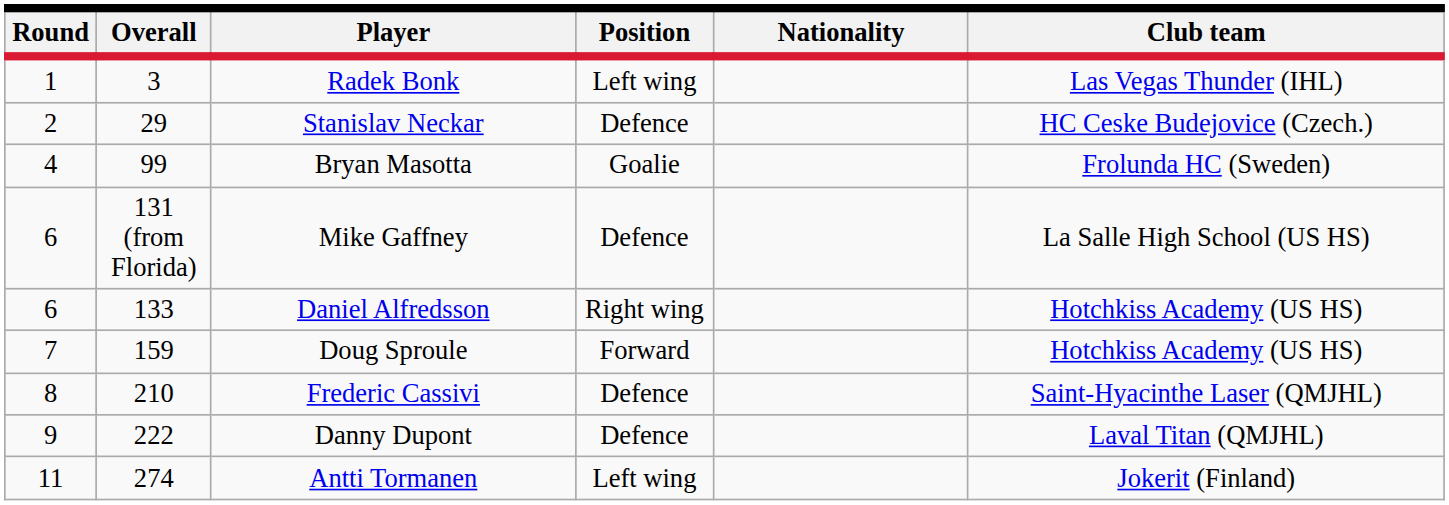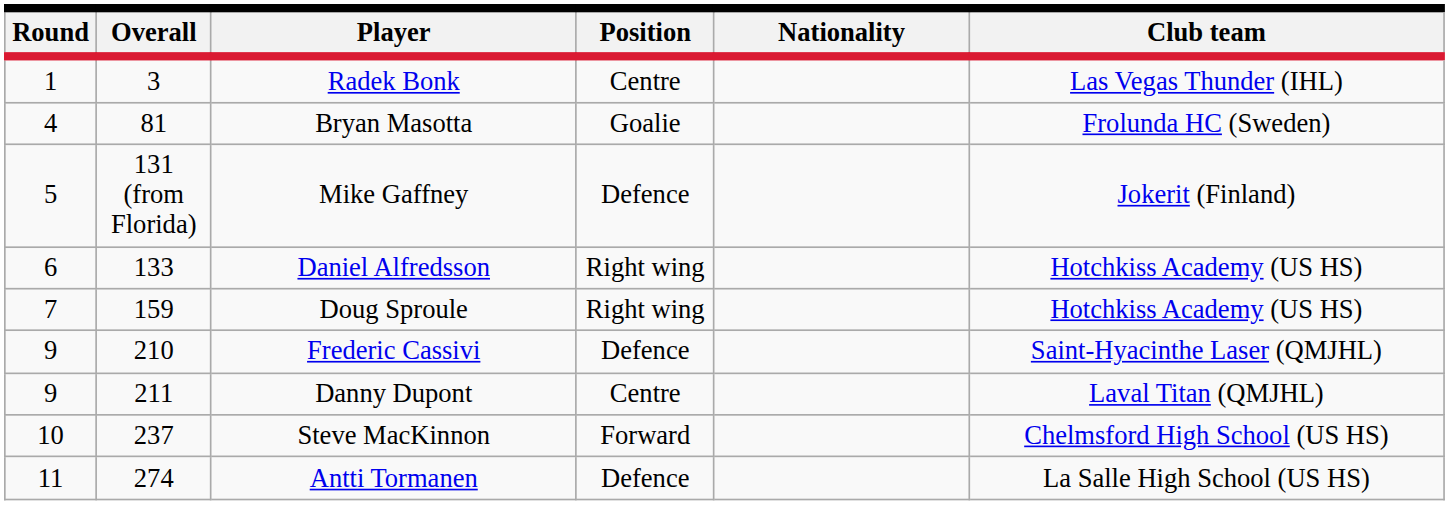(644, 80) Left wing -> (645, 80) Centre
- row: (393, 123)
(154, 165) 99 -> (154, 123) 81
(51, 237) 6 -> (51, 195) 5
(1206, 237) La Salle High School (US HS) -> (1206, 195) Jokerit (Finland)
(644, 351) Forward -> (645, 309) Right wing
(51, 393) 8 -> (51, 351) 9
(154, 435) 222 -> (154, 393) 211
(644, 435) Defence -> (645, 393) Centre
+ row: (394, 435)
(644, 477) Left wing -> (645, 477) Defence
(1206, 477) Jokerit (Finland) -> (1206, 477) La Salle High School (US HS)
